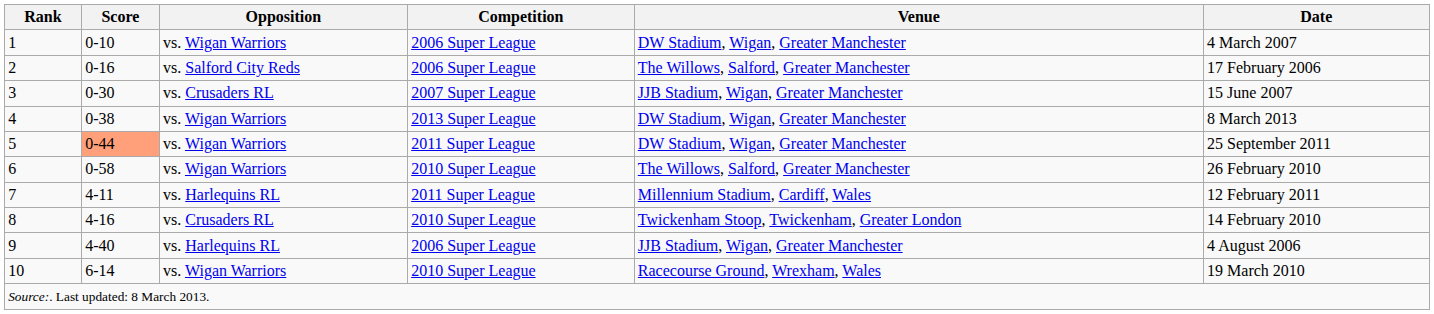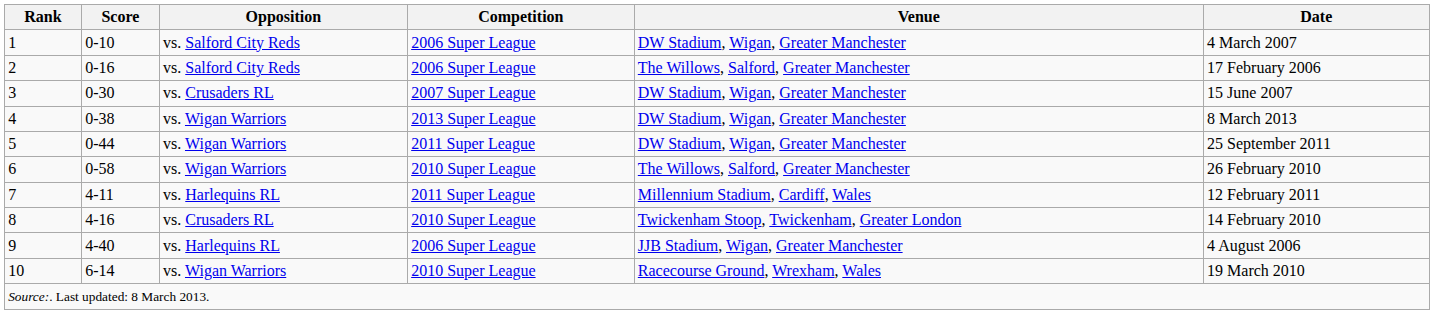(225, 42) vs. Wigan Warriors -> (231, 42) vs. Salford City Reds
(770, 93) JJB Stadium, Wigan, Greater Manchester -> (772, 93) DW Stadium, Wigan, Greater Manchester
(100, 144) lightsalmon background -> (100, 144) no background
